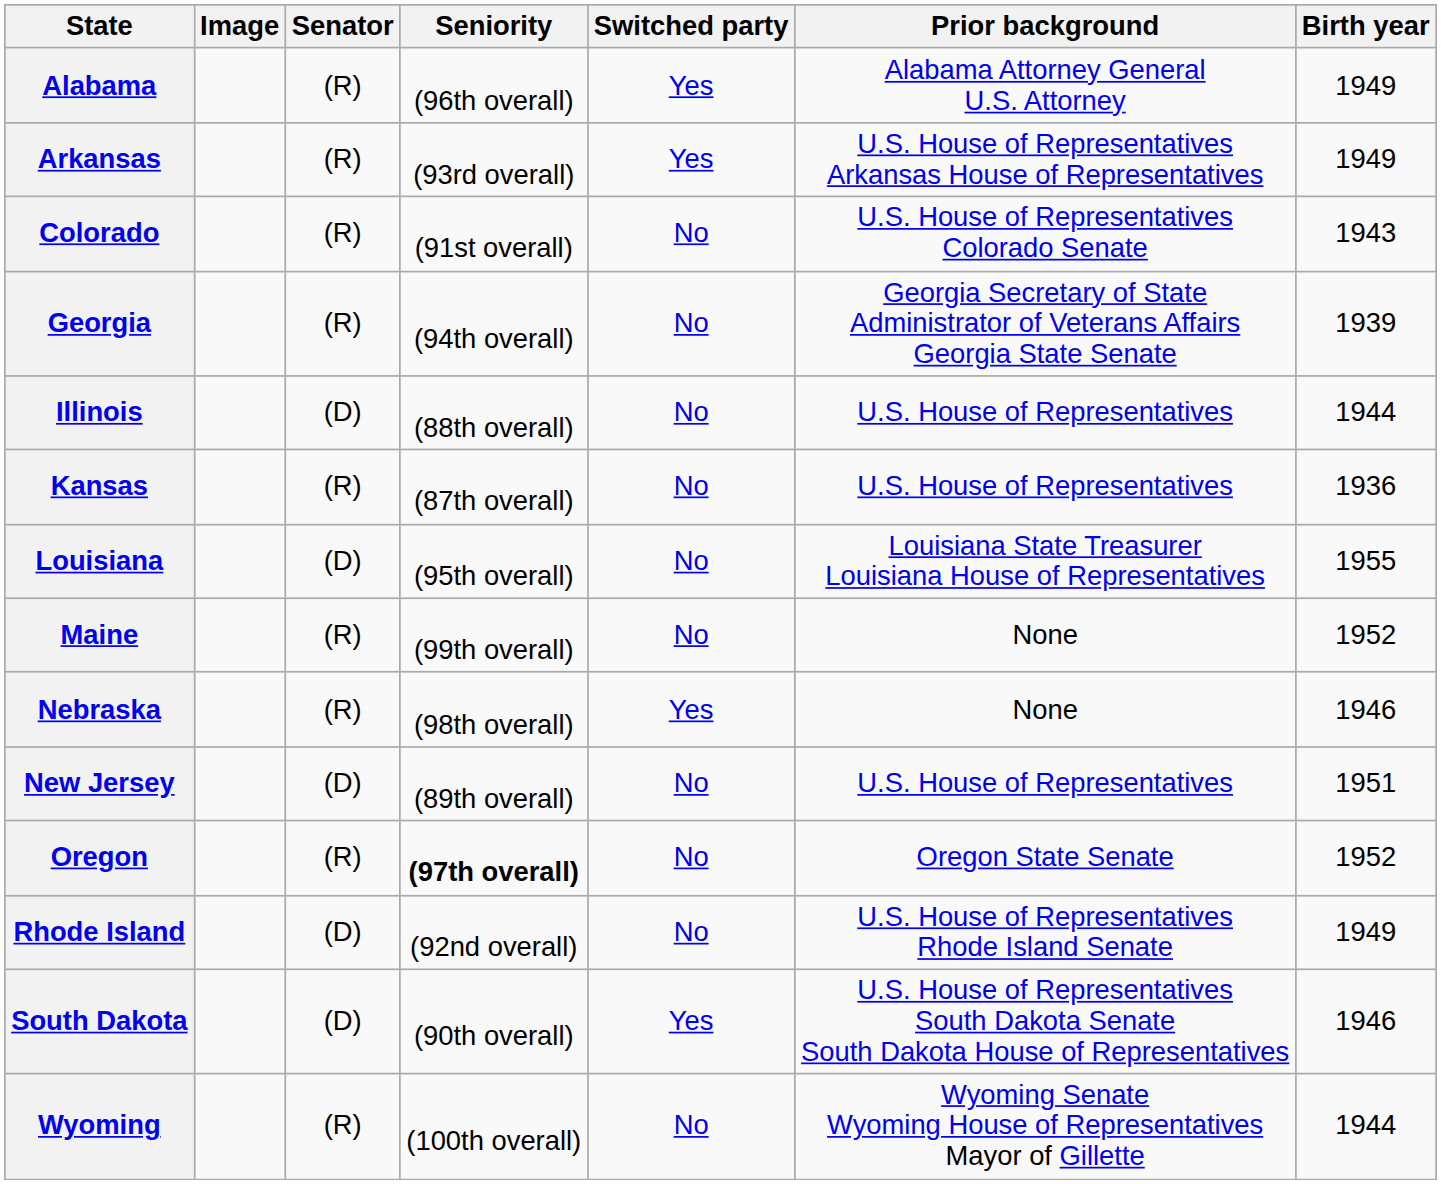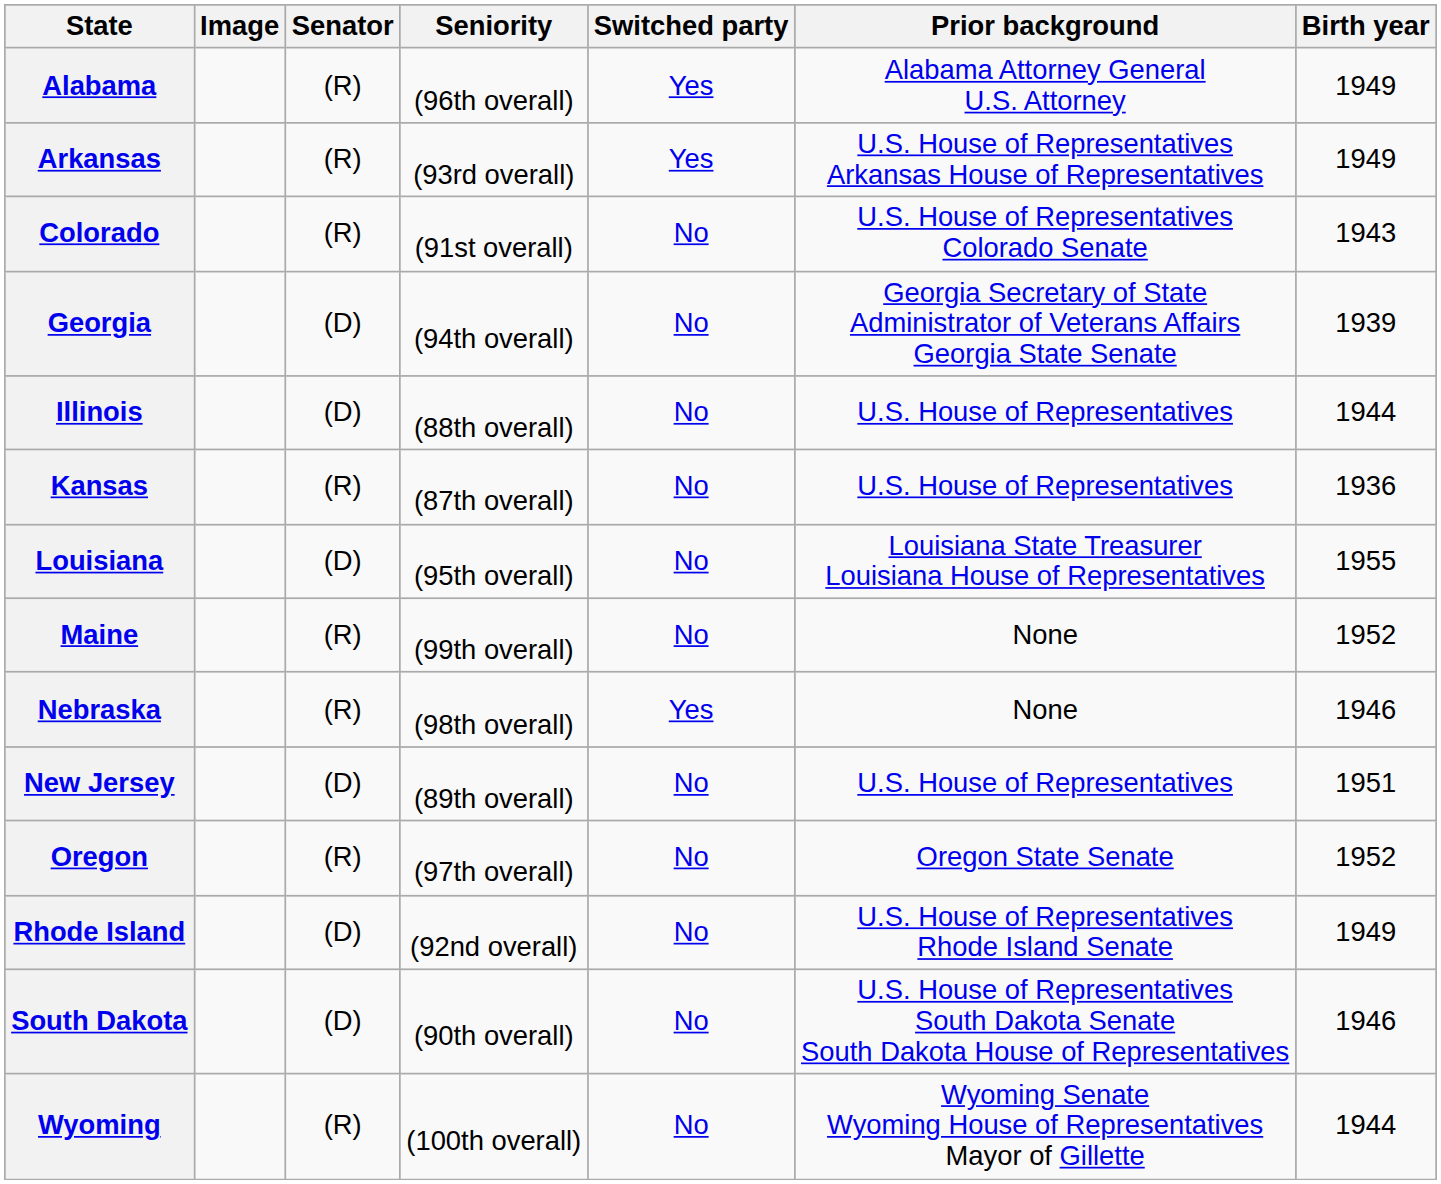(343, 322) (R) -> (343, 322) (D)
(494, 872) bold -> (494, 872) normal
(691, 1021) Yes -> (691, 1021) No
